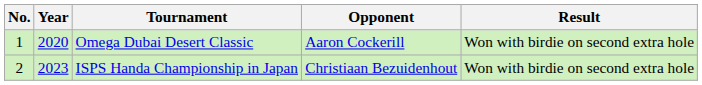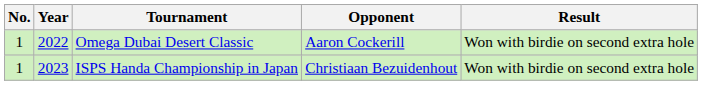(53, 42) 2020 -> (53, 42) 2022
(19, 67) 2 -> (19, 67) 1
